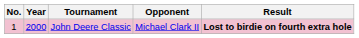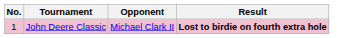- column: (36, 12)
